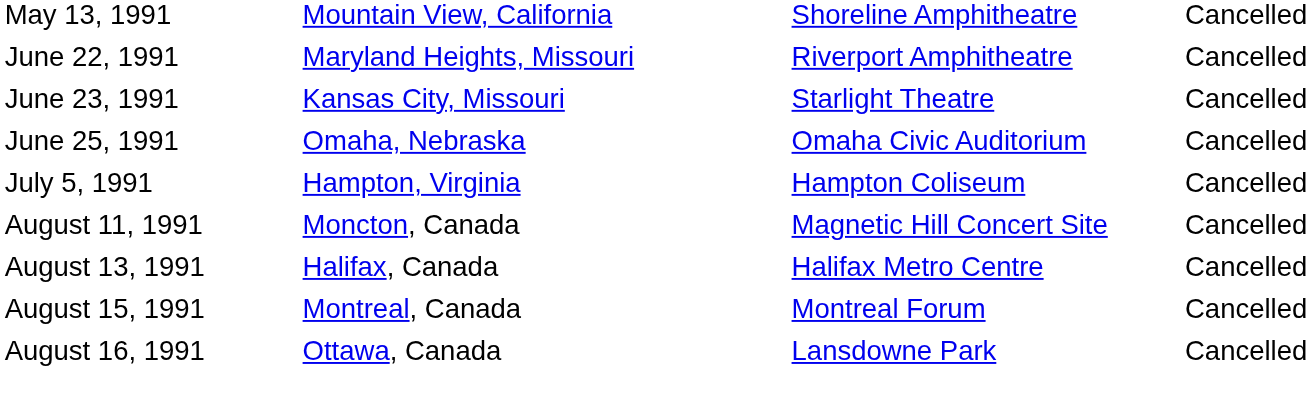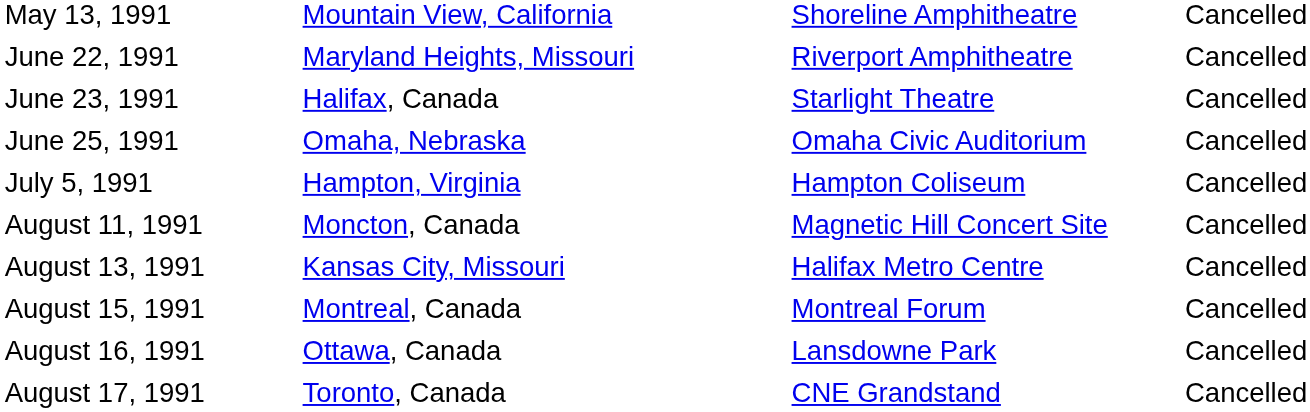(434, 98) Kansas City, Missouri -> (400, 98) Halifax, Canada
(400, 266) Halifax, Canada -> (434, 266) Kansas City, Missouri
+ row: (105, 393)
